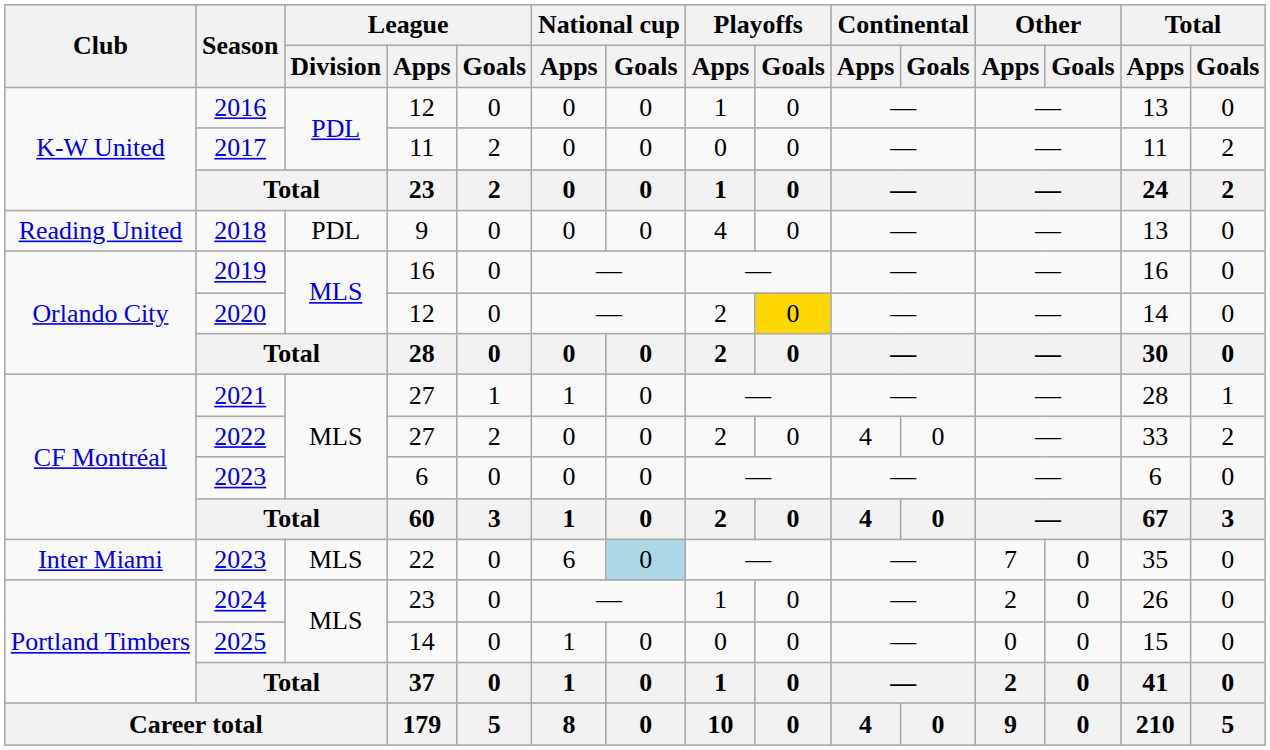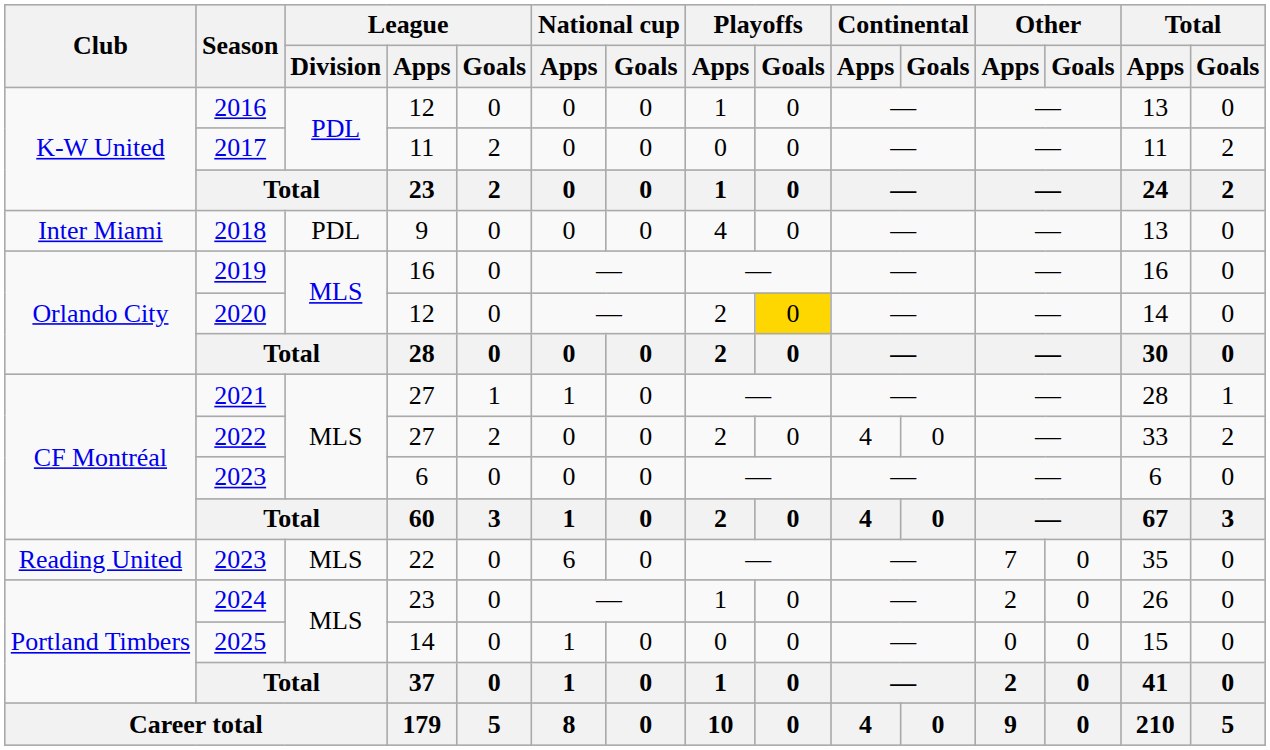(100, 230) Reading United -> (100, 230) Inter Miami
(100, 559) Inter Miami -> (100, 559) Reading United
(646, 559) lightblue background -> (646, 559) no background
